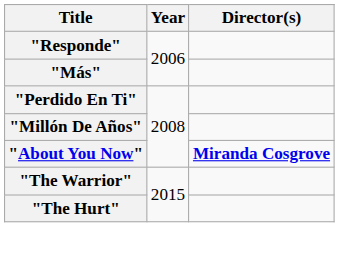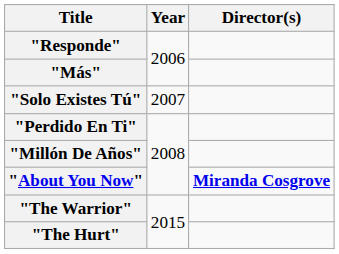+ row: (76, 99)
